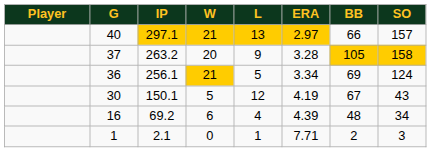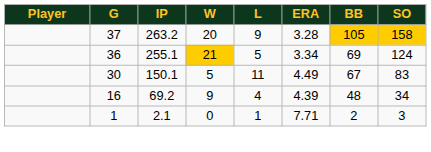- row: (114, 34)
(162, 75) 256.1 -> (162, 55) 255.1
(258, 95) 12 -> (258, 75) 11
(306, 95) 4.19 -> (306, 75) 4.49
(402, 95) 43 -> (402, 75) 83
(210, 116) 6 -> (210, 95) 9
